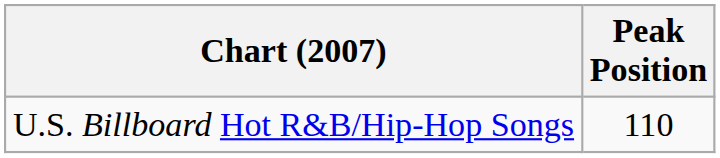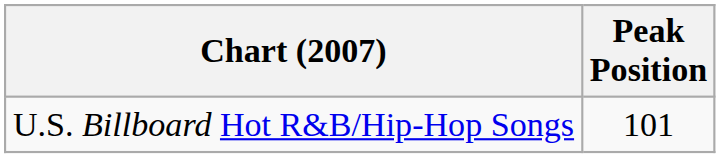(648, 123) 110 -> (648, 123) 101
